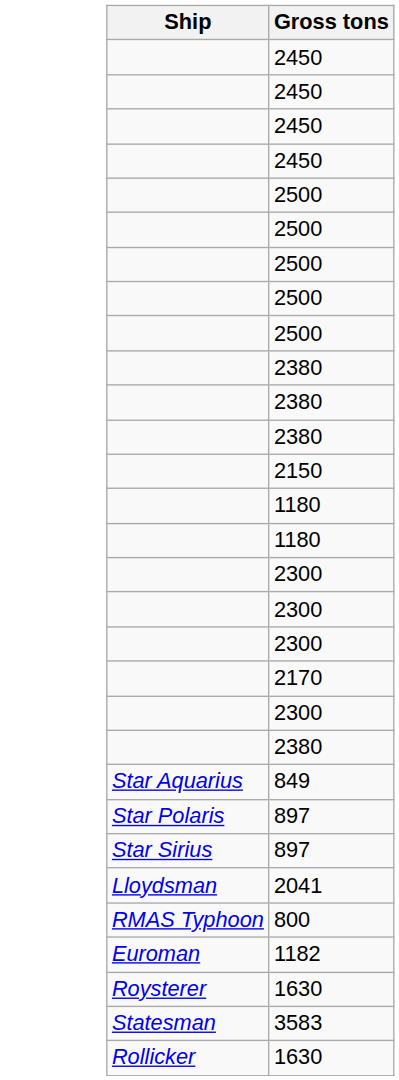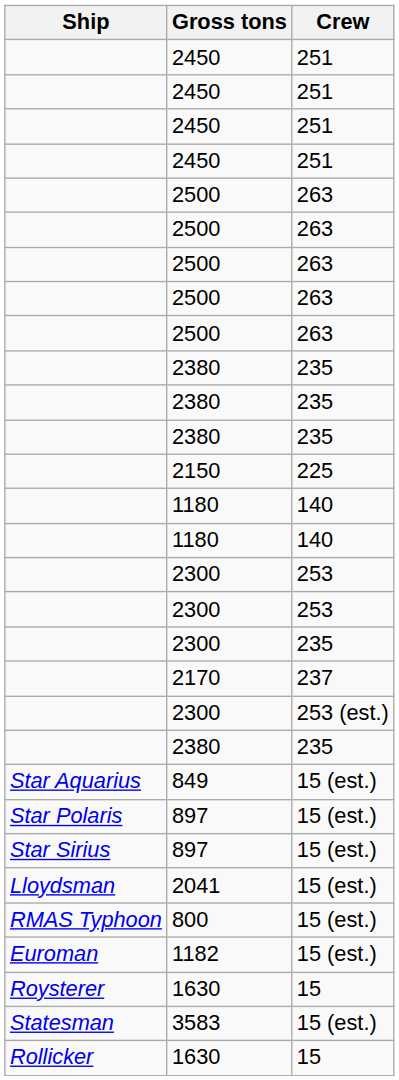+ column: (343, 22)
